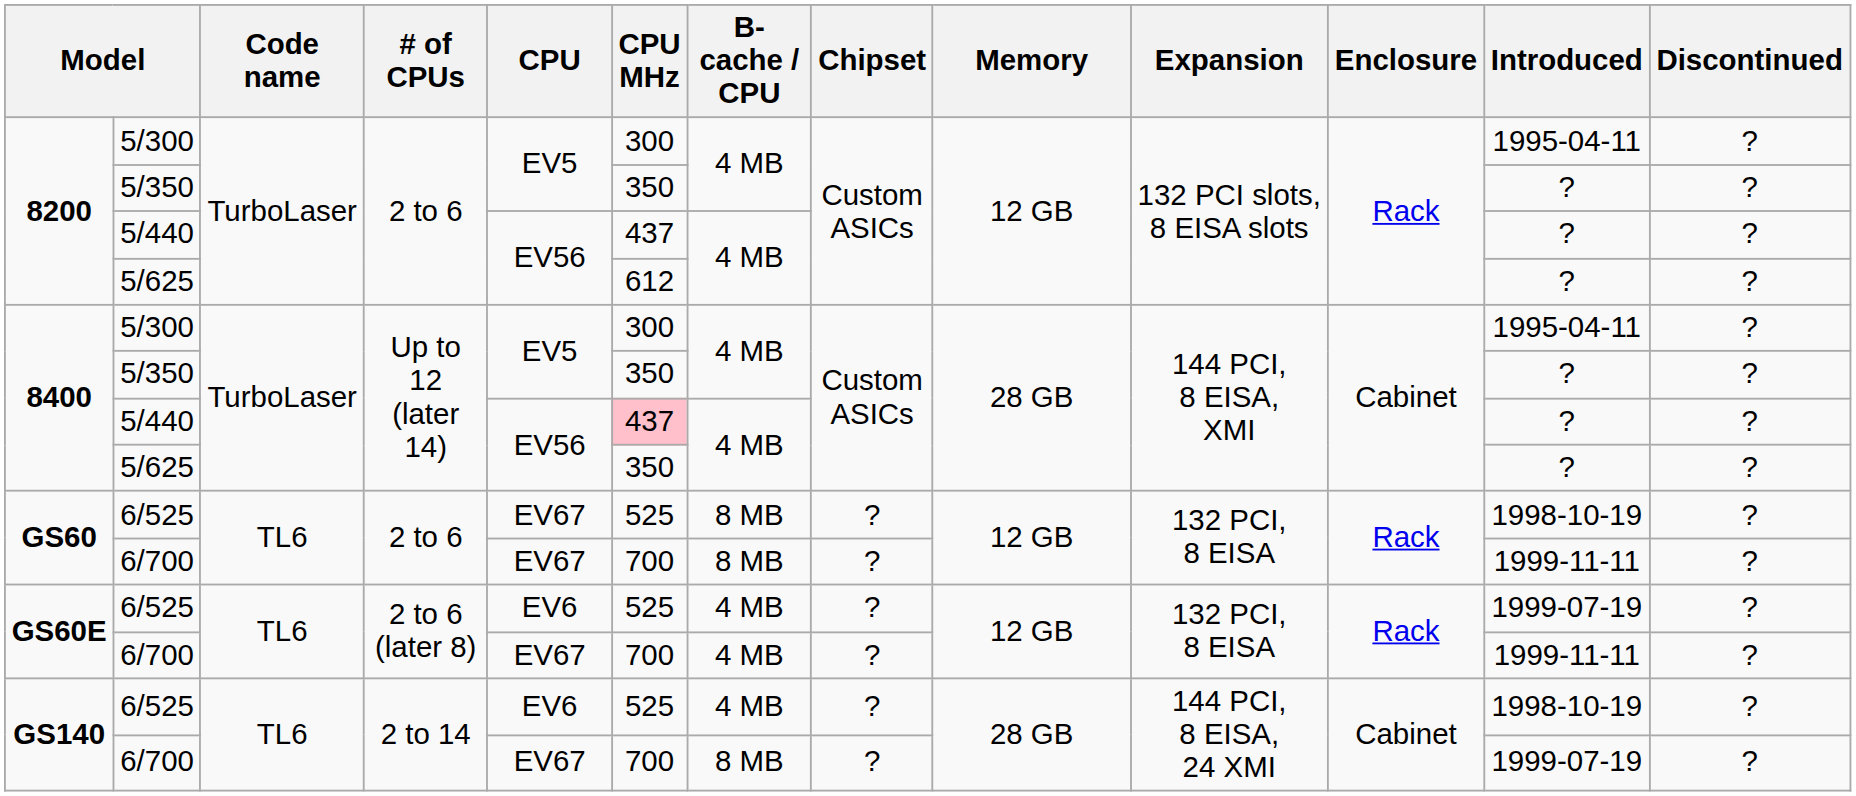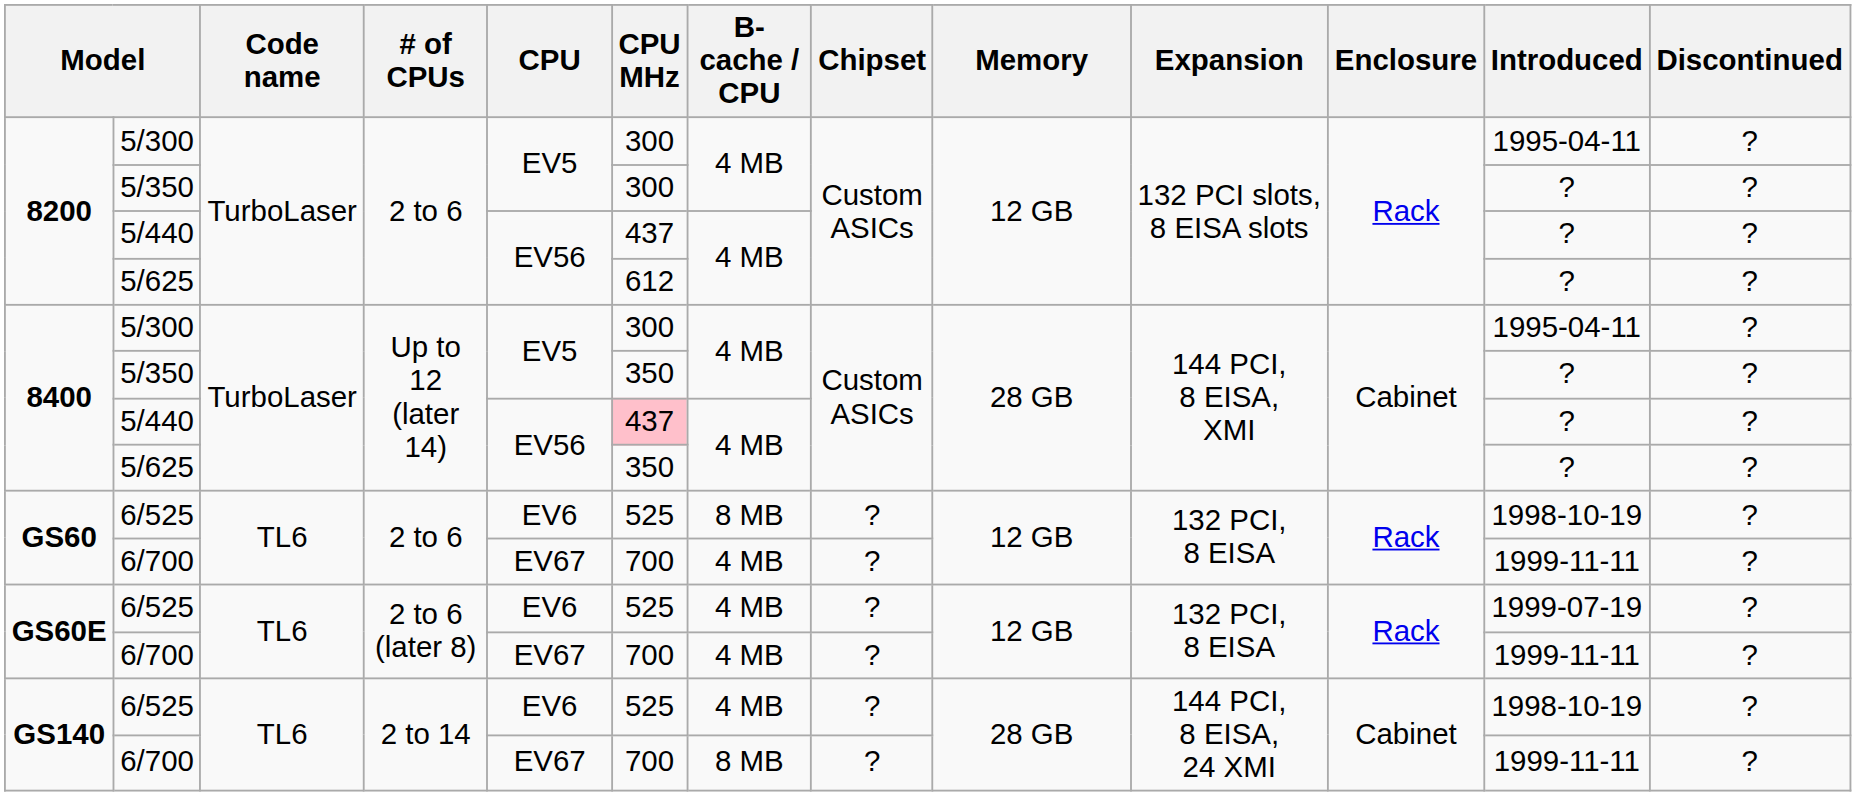(650, 187) 350 -> (650, 187) 300
(550, 514) EV67 -> (550, 514) EV6
(749, 560) 8 MB -> (749, 560) 4 MB
(1567, 762) 1999-07-19 -> (1567, 762) 1999-11-11
